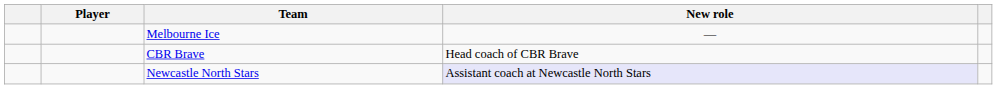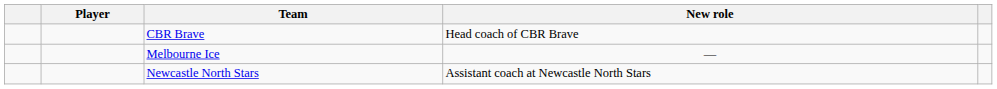rows swapped: (183, 34) <-> (175, 53)
(548, 73) lavender background -> (548, 73) no background
